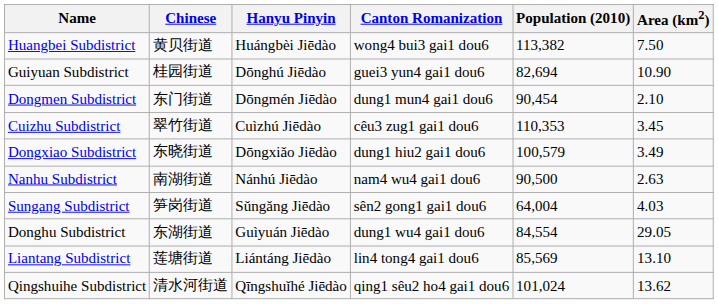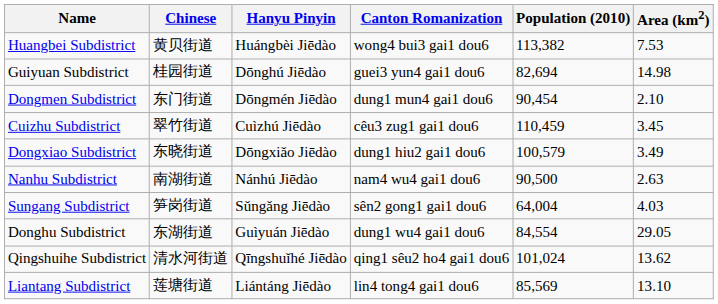(650, 45) 7.50 -> (650, 45) 7.53
(654, 72) 10.90 -> (654, 72) 14.98
(540, 125) 110,353 -> (540, 125) 110,459
rows swapped: (69, 259) <-> (77, 285)
